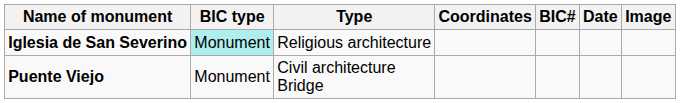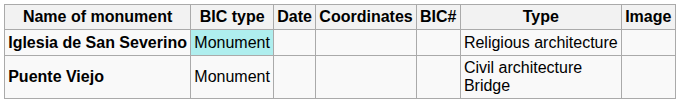columns swapped: (354, 17) <-> (600, 17)
